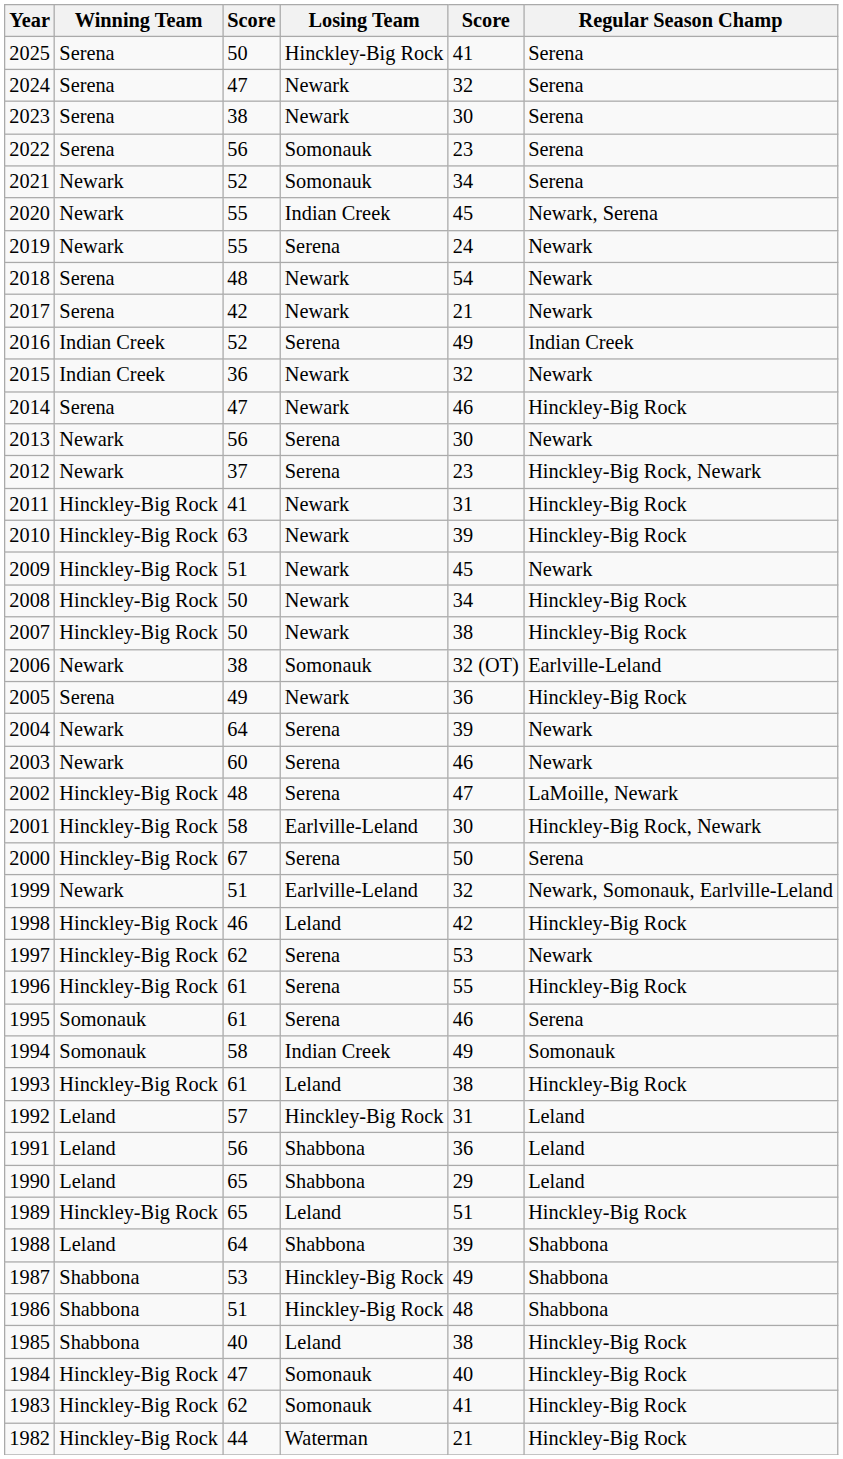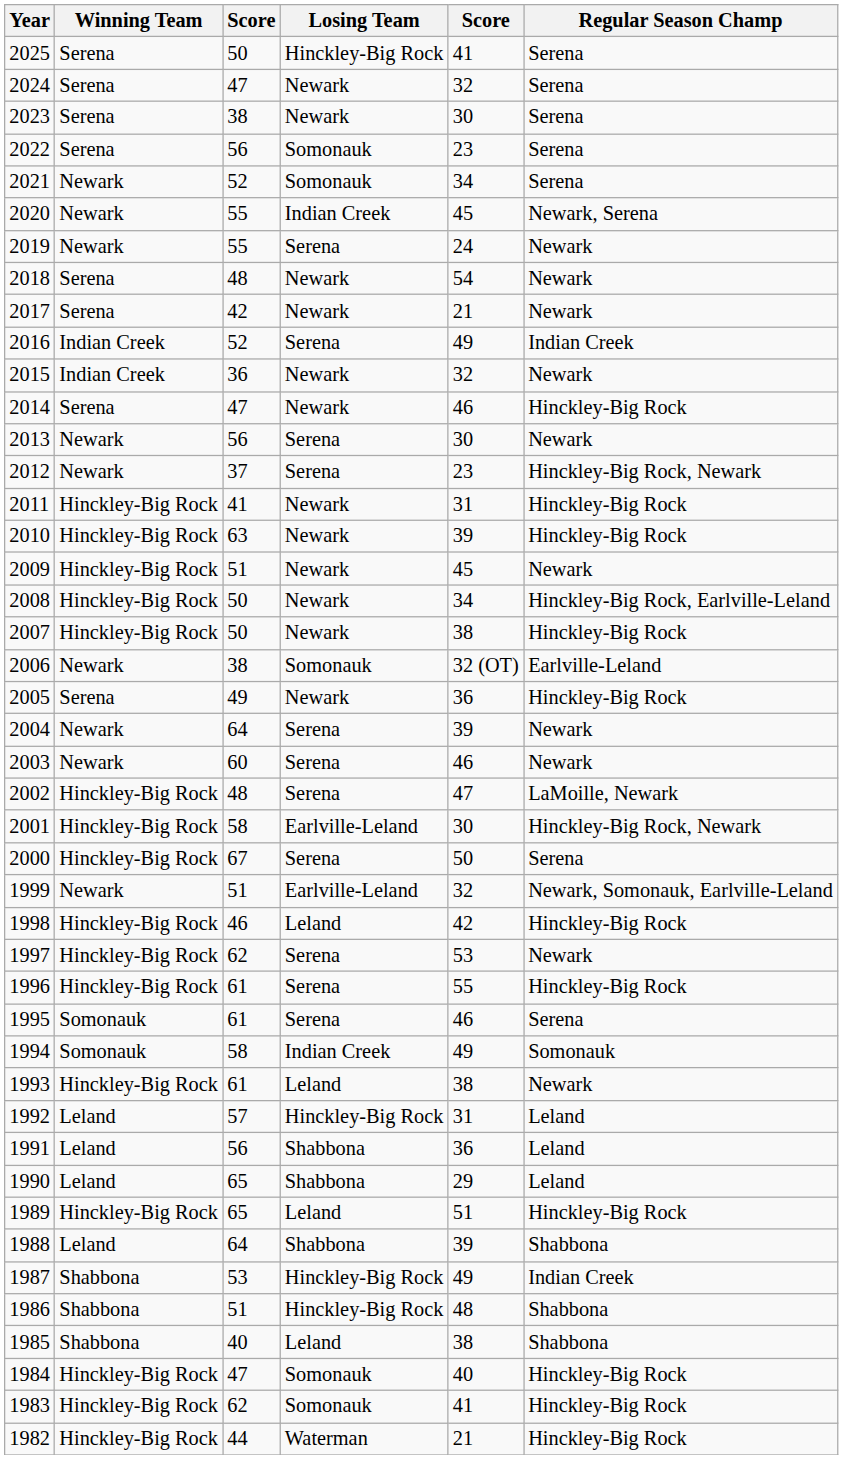(607, 600) Hinckley-Big Rock -> (679, 600) Hinckley-Big Rock, Earlville-Leland
(607, 1084) Hinckley-Big Rock -> (560, 1084) Newark
(568, 1277) Shabbona -> (581, 1277) Indian Creek
(607, 1341) Hinckley-Big Rock -> (568, 1341) Shabbona
